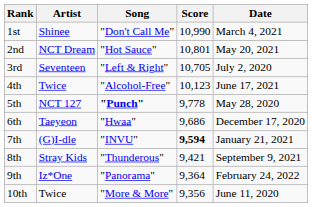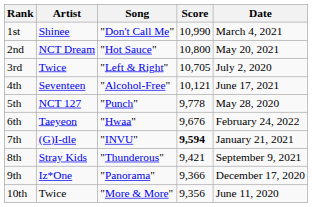(195, 49) 10,801 -> (195, 49) 10,800
(62, 67) Seventeen -> (53, 67) Twice
(53, 85) Twice -> (62, 85) Seventeen
(195, 85) 10,123 -> (195, 85) 10,121
(122, 103) bold -> (119, 103) normal
(192, 121) 9,686 -> (192, 121) 9,676
(260, 121) December 17, 2020 -> (258, 121) February 24, 2022
(192, 175) 9,364 -> (192, 175) 9,366
(258, 175) February 24, 2022 -> (260, 175) December 17, 2020
